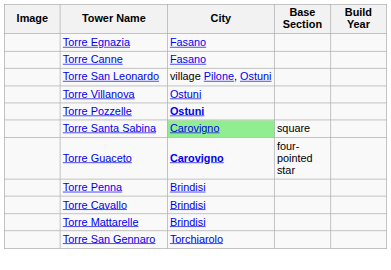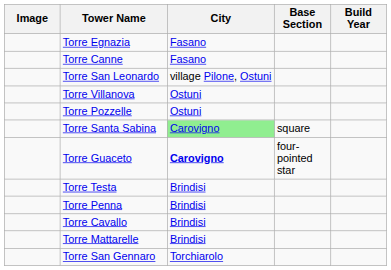(187, 111) bold -> (186, 111) normal
+ row: (90, 187)
